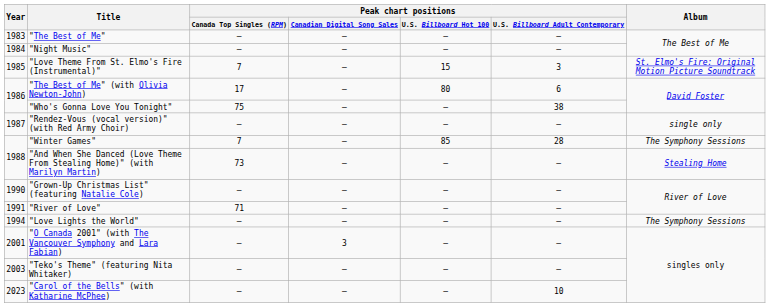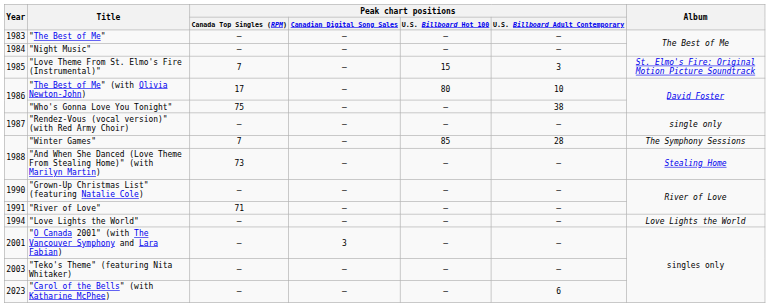(559, 89) 6 -> (559, 89) 10
(696, 221) The Symphony Sessions -> (696, 221) Love Lights the World
(559, 292) 10 -> (559, 292) 6
